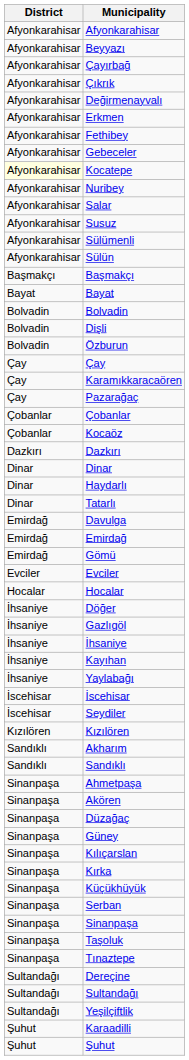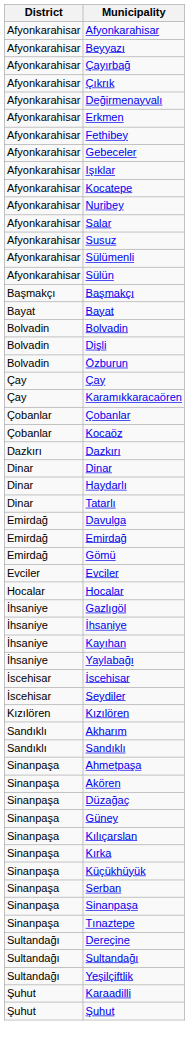+ row: (100, 170)
(44, 170) lightyellow background -> (44, 188) no background
- row: (112, 398)
- row: (101, 608)
- row: (104, 941)
